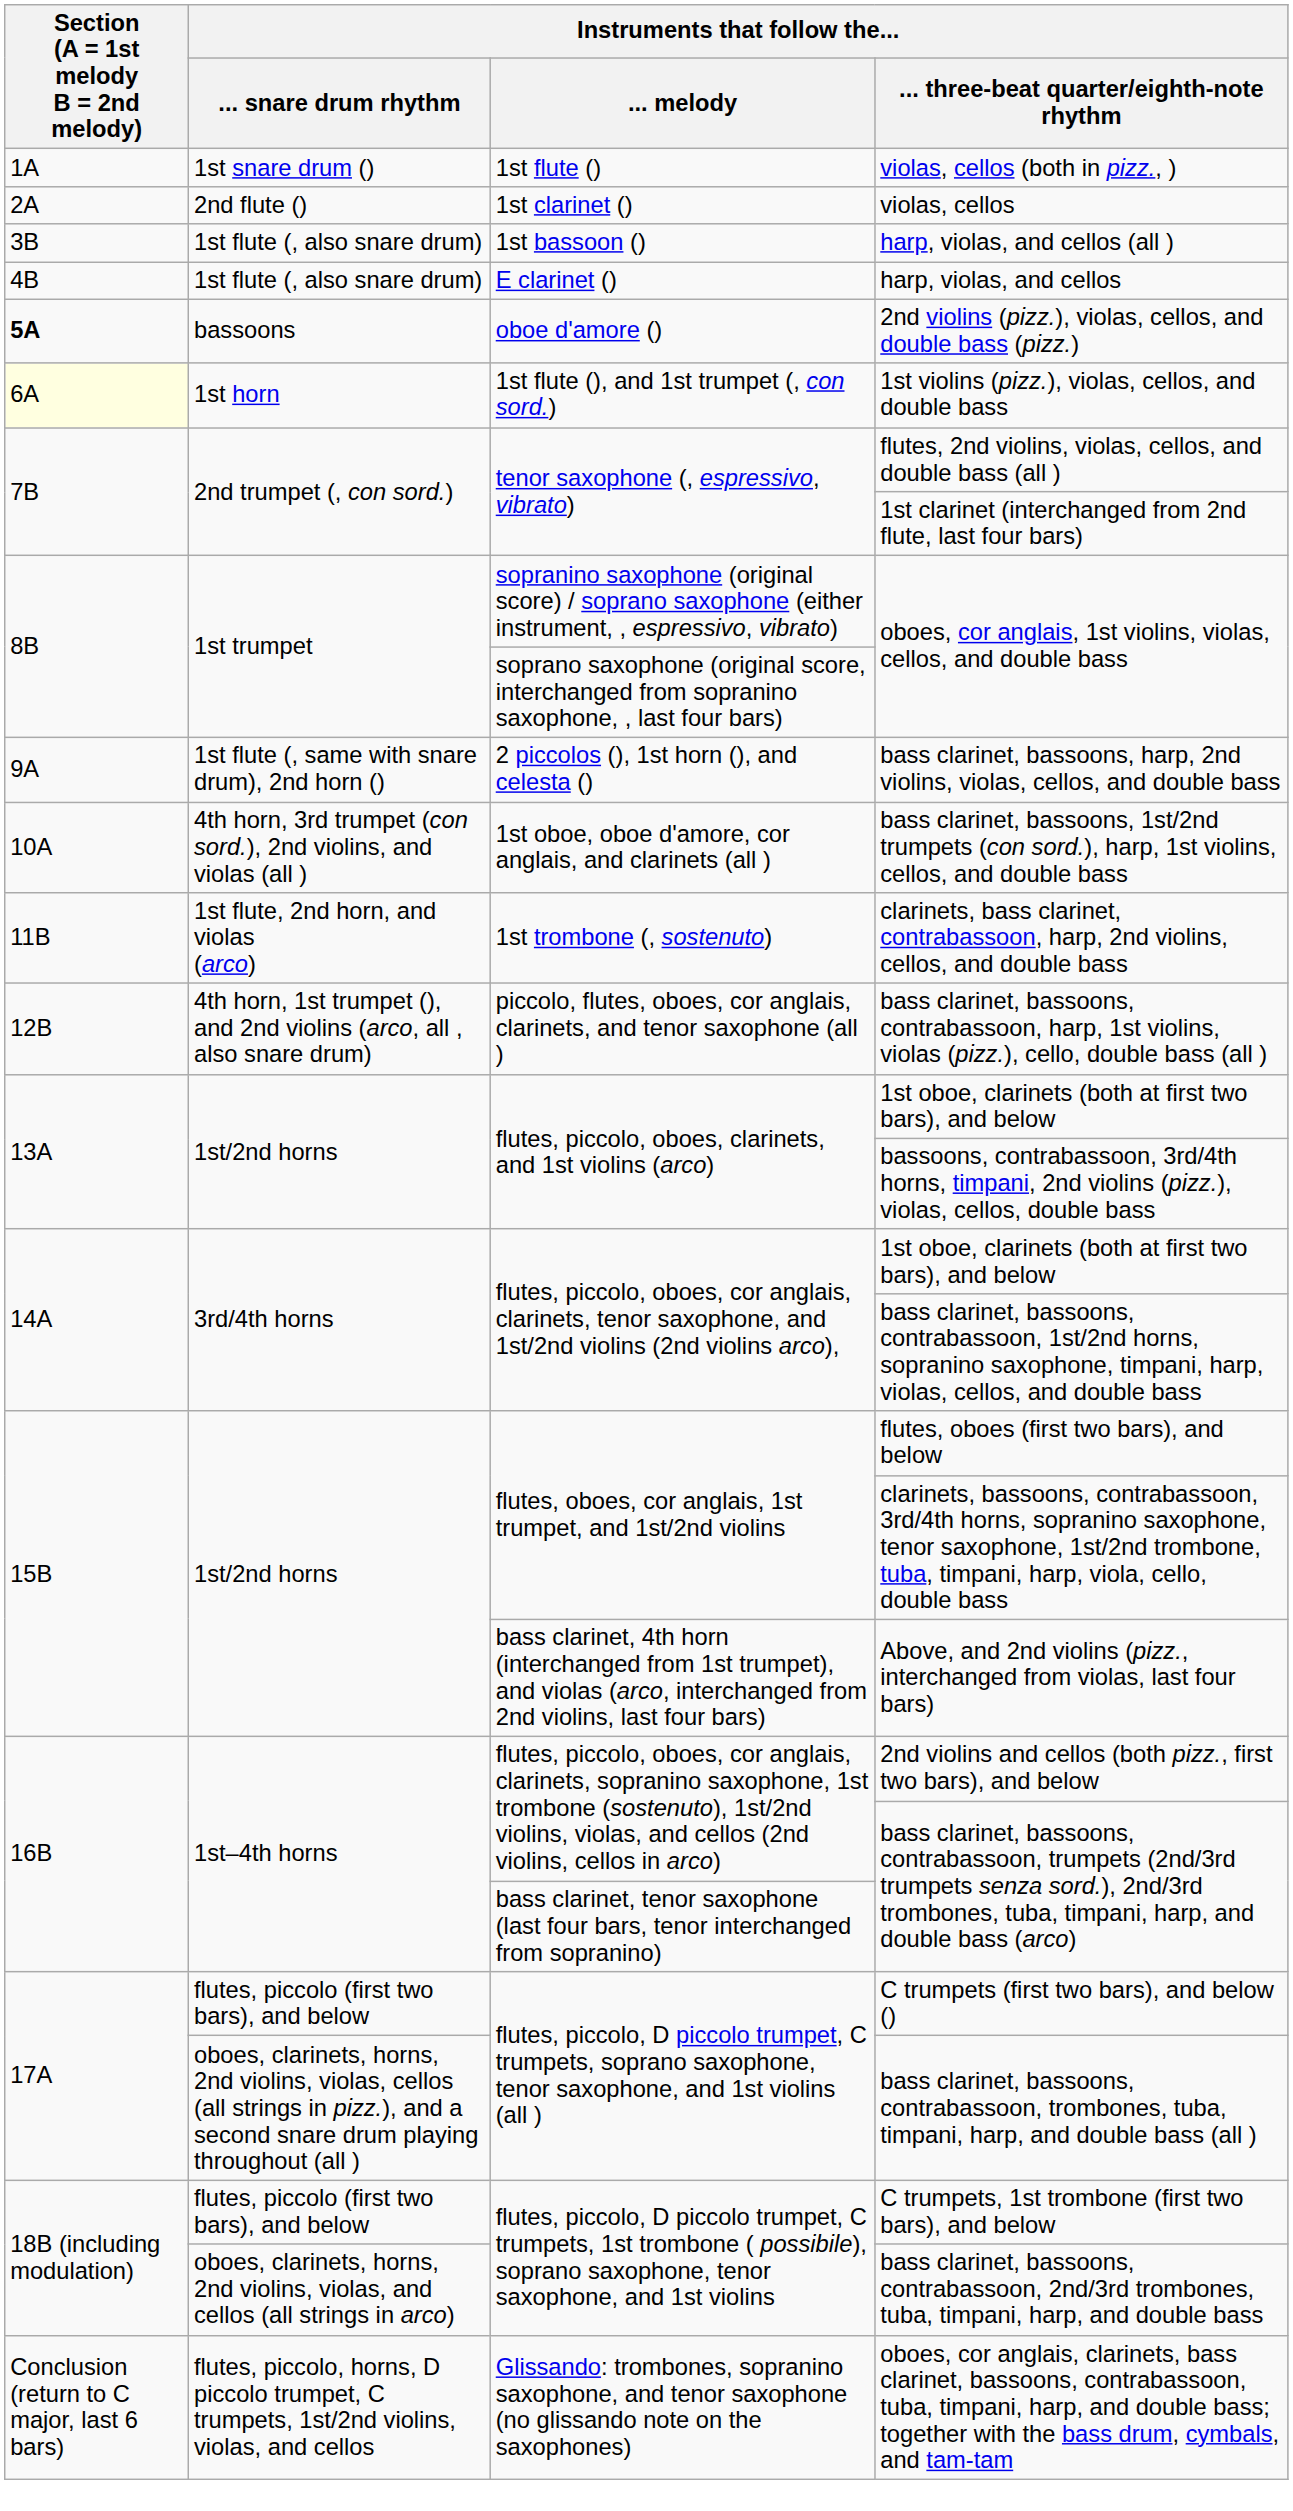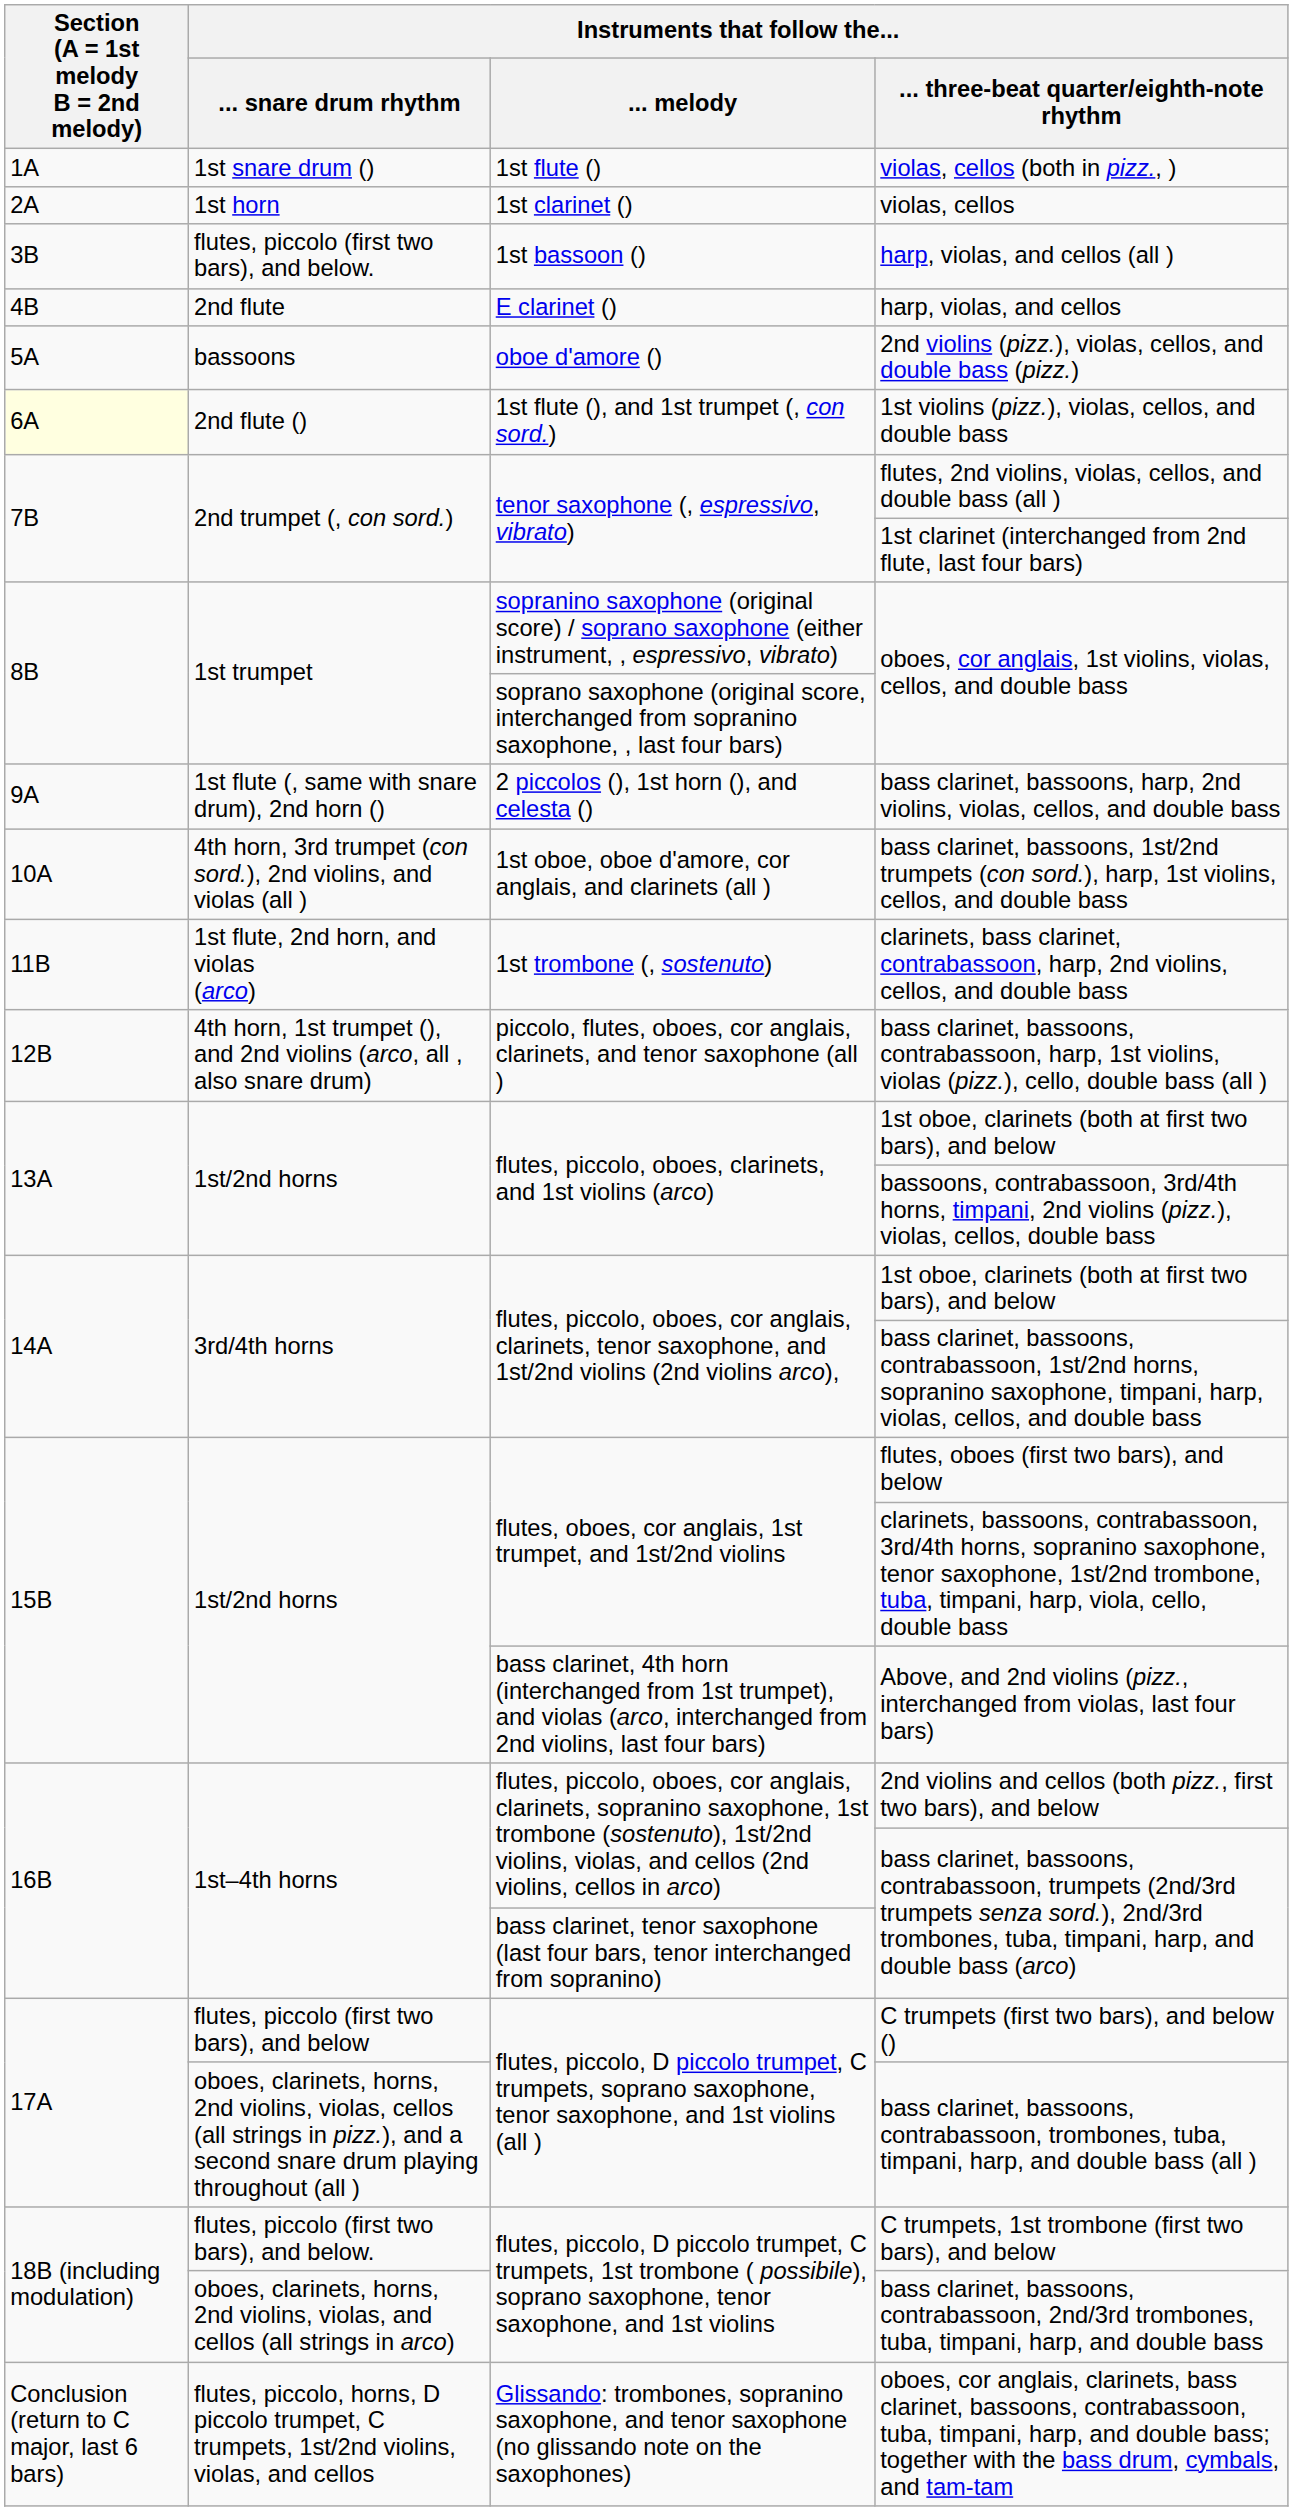(251, 204) 2nd flute () -> (237, 204) 1st horn
(338, 242) 1st flute (, also snare drum) -> (314, 255) flutes, piccolo (first two bars), and below.
(338, 280) 1st flute (, also snare drum) -> (239, 306) 2nd flute
(25, 330) bold -> (25, 357) normal
(237, 395) 1st horn -> (251, 421) 2nd flute ()
(314, 2211) flutes, piccolo (first two bars), and below -> (314, 2238) flutes, piccolo (first two bars), and below.
